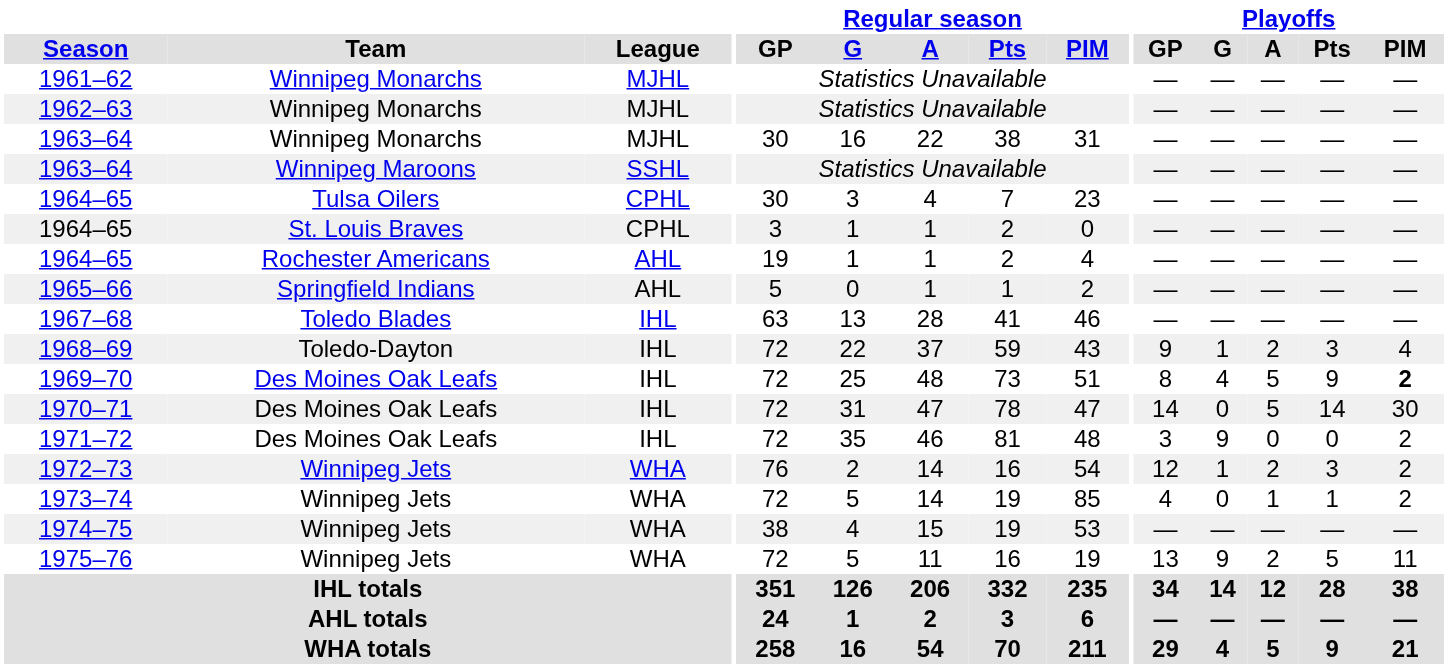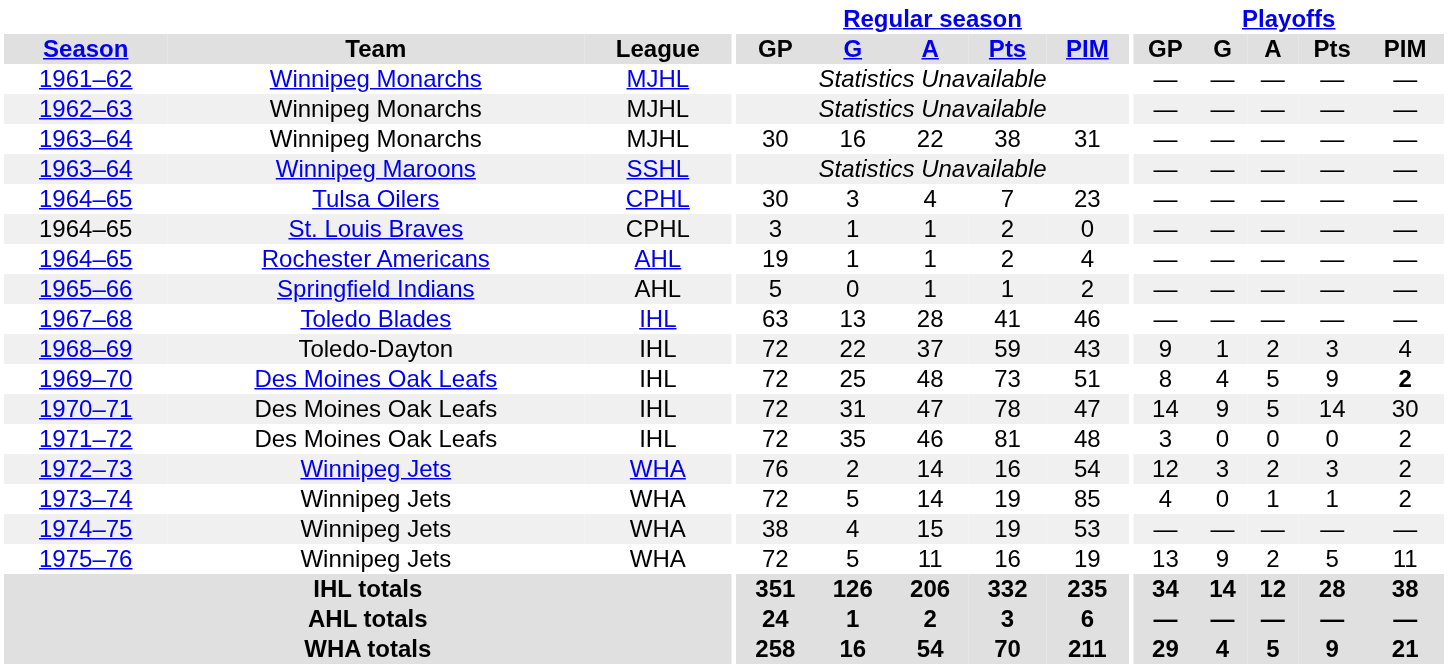(1223, 408) 0 -> (1223, 408) 9
(1223, 438) 9 -> (1223, 438) 0
(1223, 468) 1 -> (1223, 468) 3
